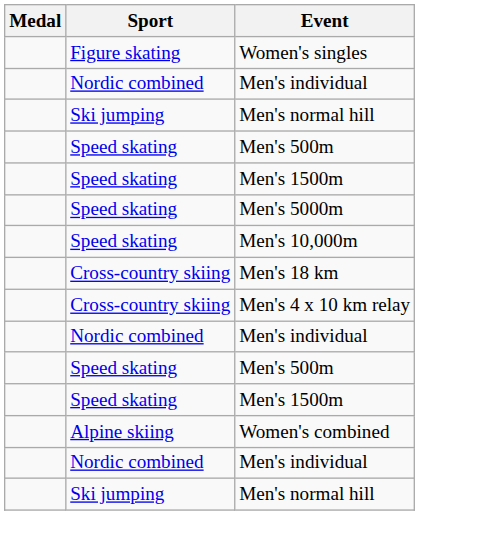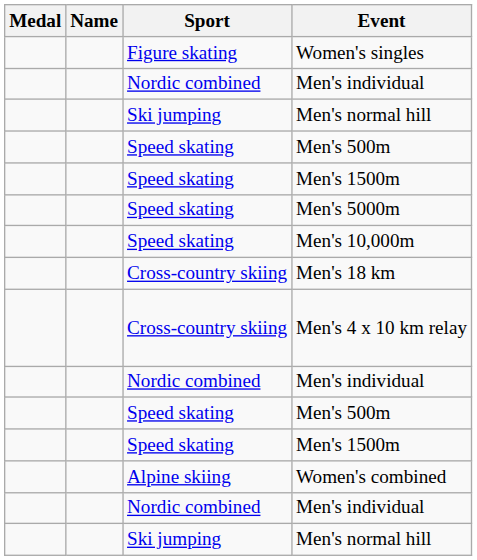+ column: (94, 20)
